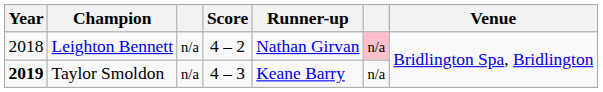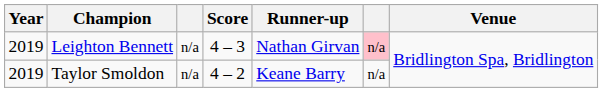(26, 45) 2018 -> (26, 45) 2019
(228, 45) 4 – 2 -> (228, 45) 4 – 3
(26, 73) bold -> (26, 73) normal
(228, 73) 4 – 3 -> (228, 73) 4 – 2
